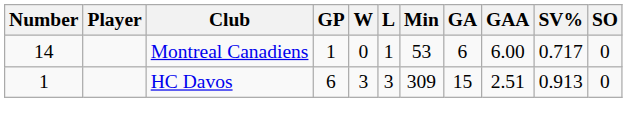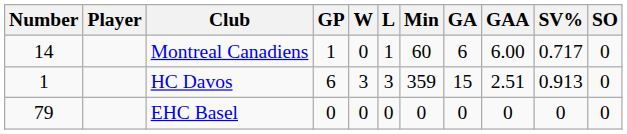(421, 50) 53 -> (421, 50) 60
(421, 81) 309 -> (421, 81) 359
+ row: (194, 112)
